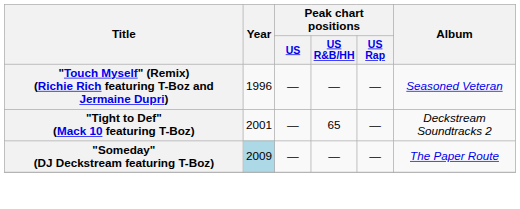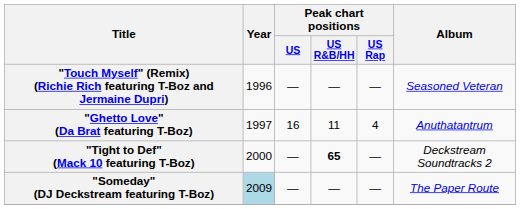+ row: (124, 125)
(259, 125) 2001 -> (259, 156) 2000
(334, 125) normal -> (334, 156) bold
